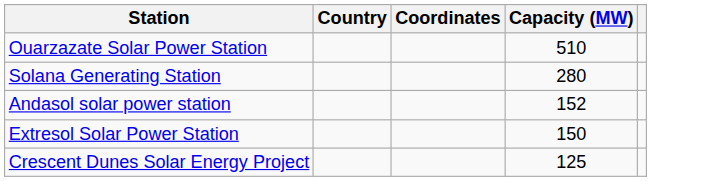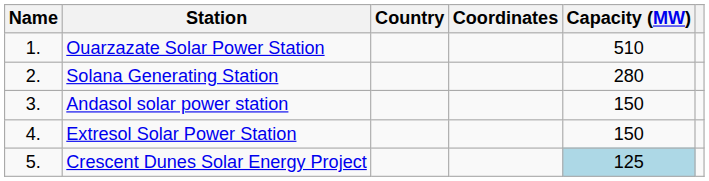+ column: (33, 18)
(571, 104) 152 -> (629, 104) 150
(571, 162) no background -> (629, 162) lightblue background
